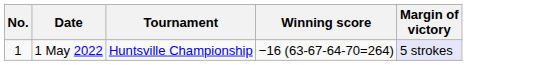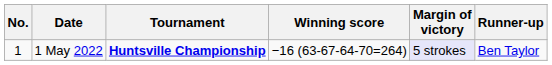+ column: (511, 22)
(181, 50) normal -> (187, 50) bold
